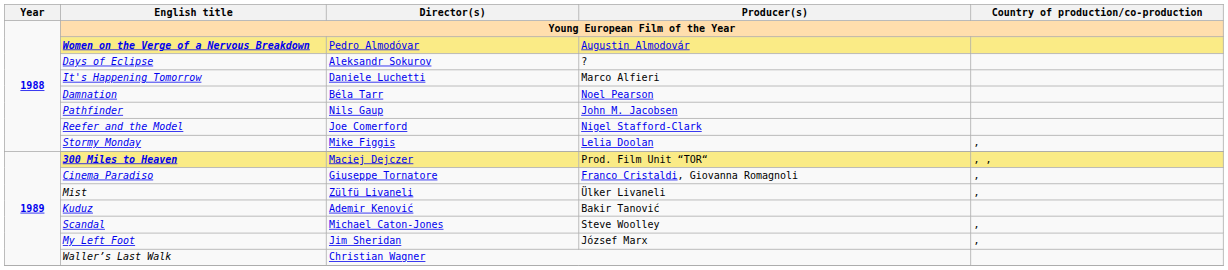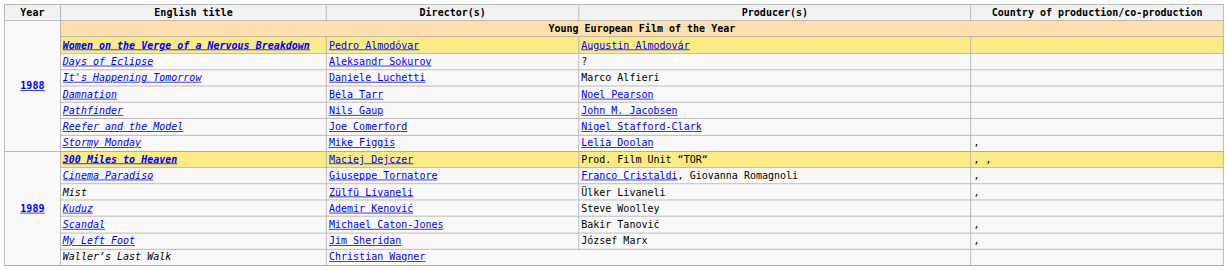(620, 208) Bakir Tanović -> (620, 208) Steve Woolley
(620, 225) Steve Woolley -> (620, 225) Bakir Tanović
